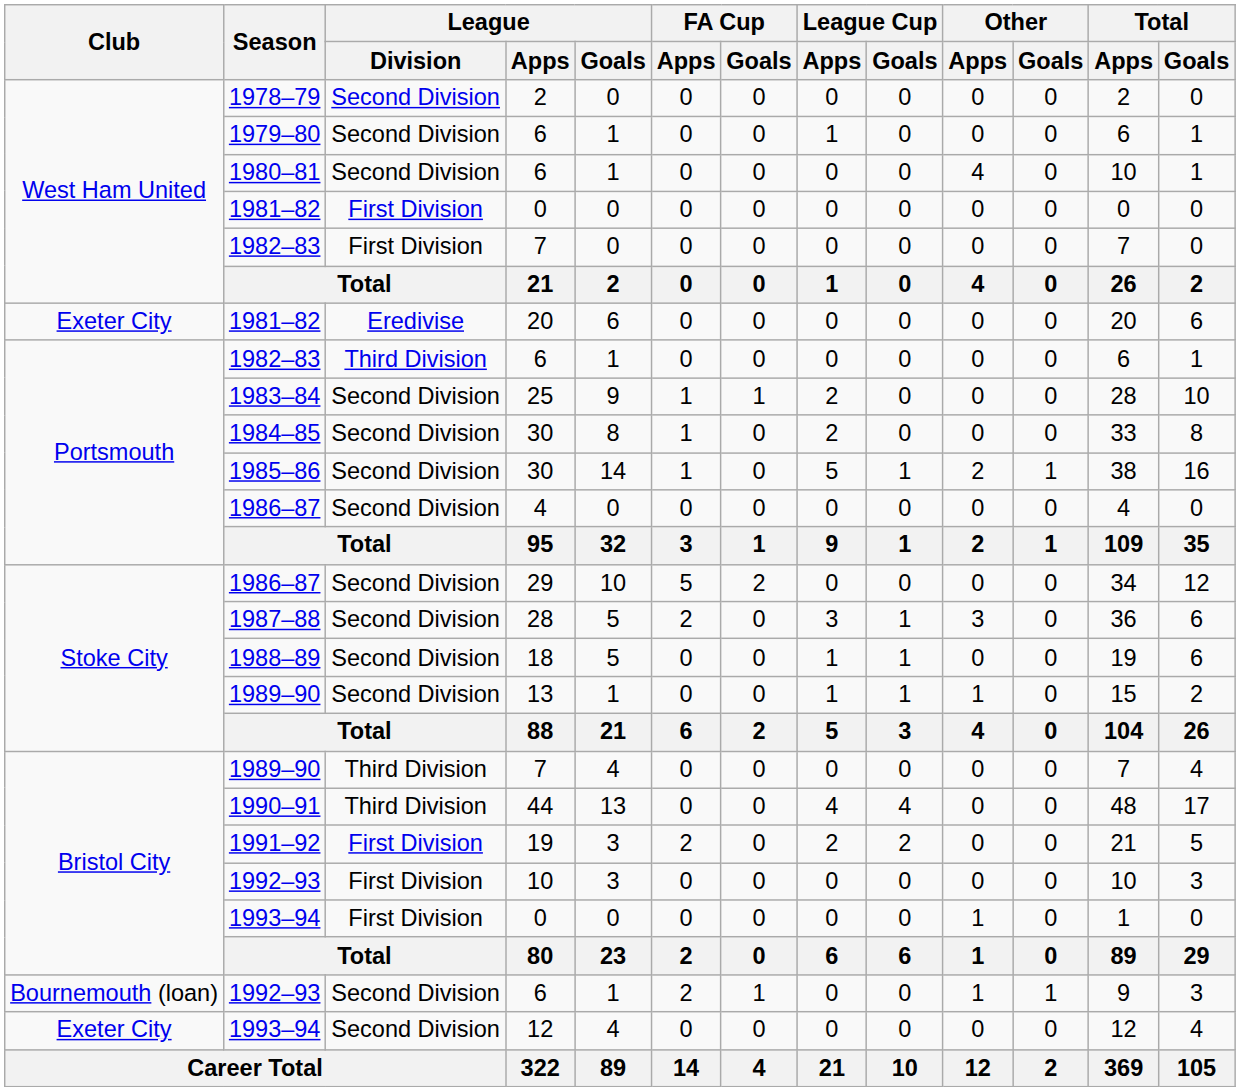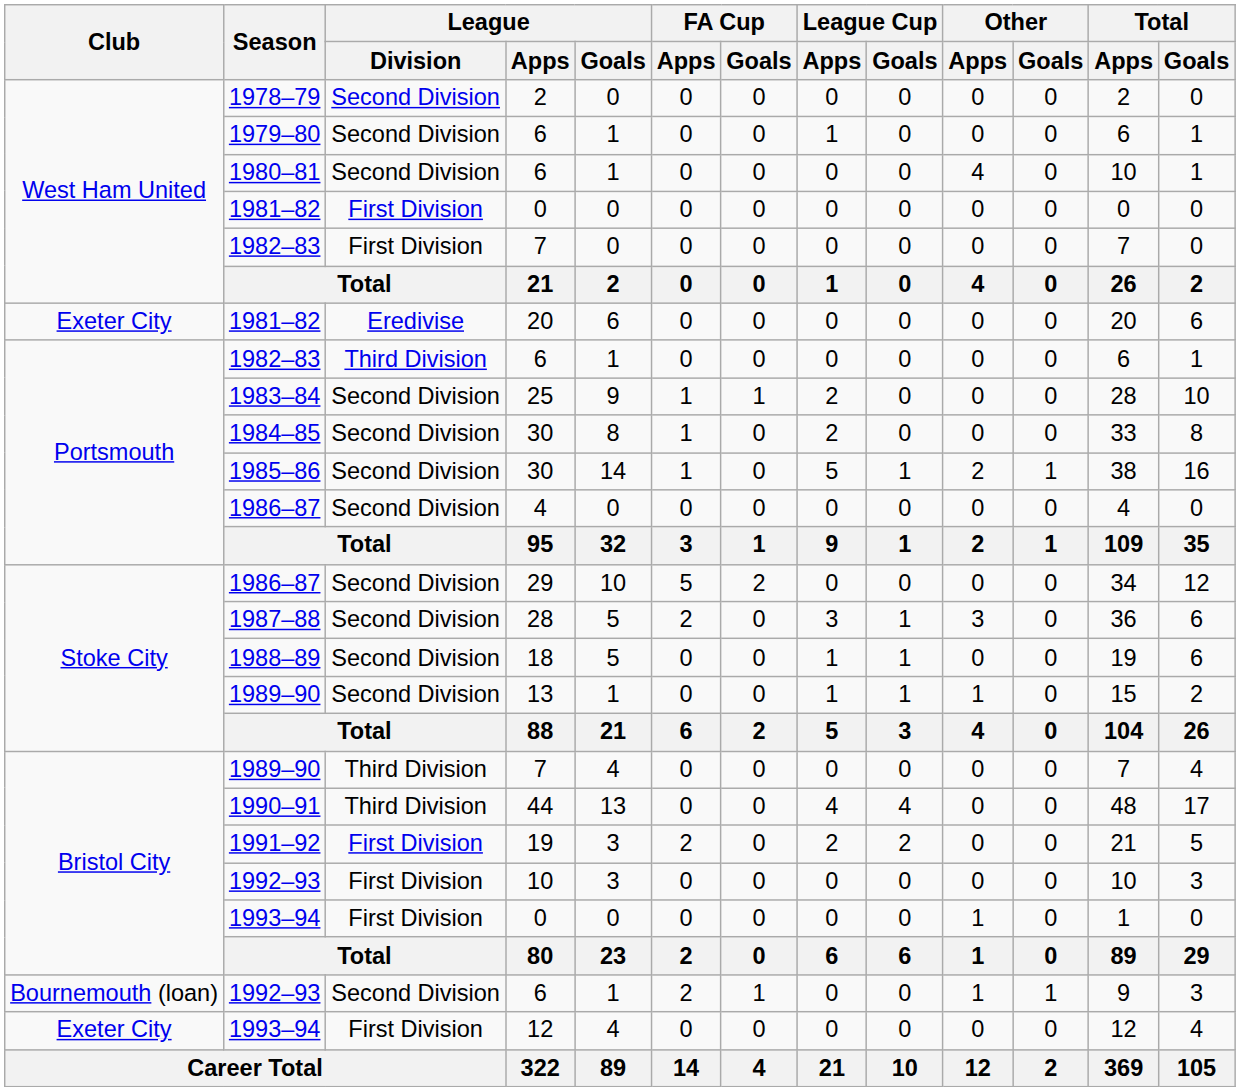(416, 1030) Second Division -> (416, 1030) First Division
